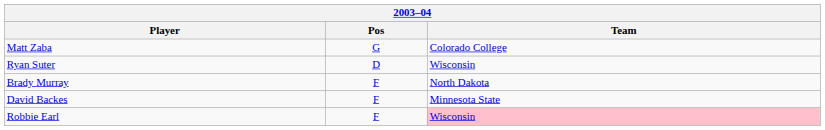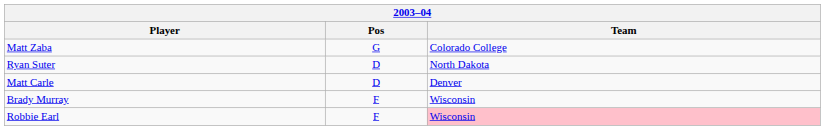(452, 64) Wisconsin -> (459, 64) North Dakota
+ row: (30, 82)
(459, 82) North Dakota -> (452, 99) Wisconsin
- row: (37, 99)
